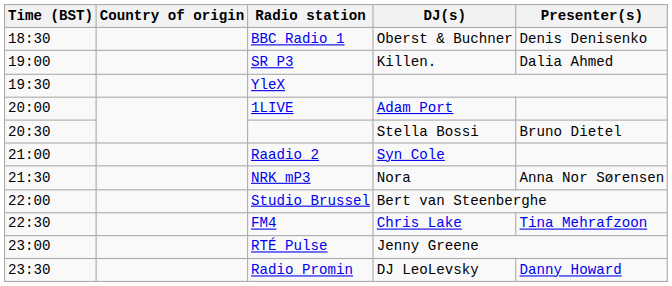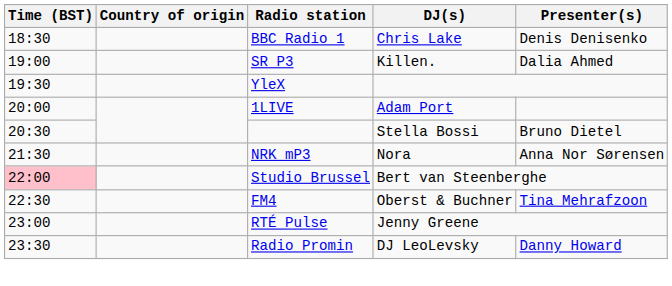(445, 39) Oberst & Buchner -> (419, 39) Chris Lake
- row: (285, 155)
(29, 201) no background -> (29, 178) pink background
(419, 224) Chris Lake -> (445, 201) Oberst & Buchner
